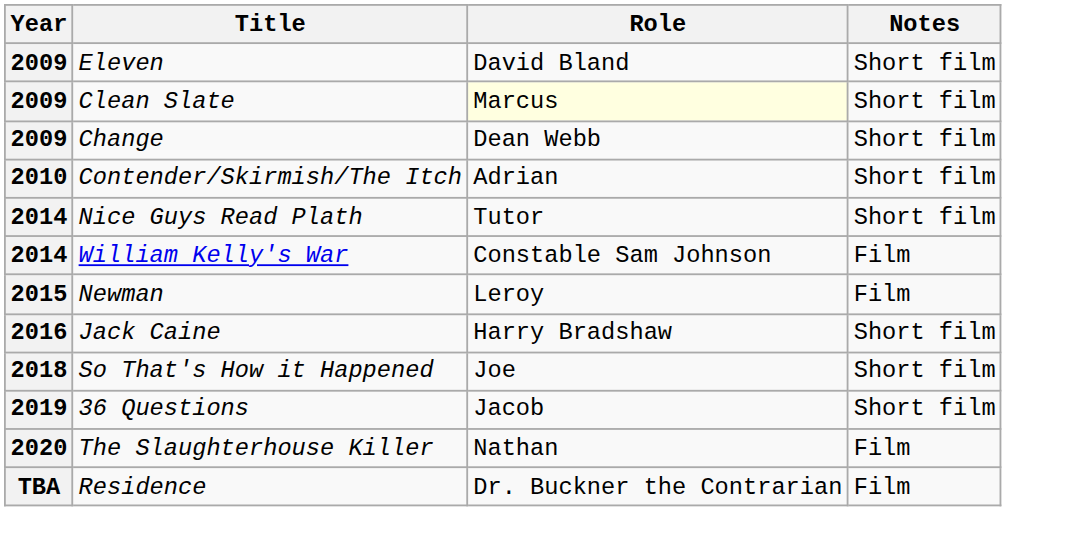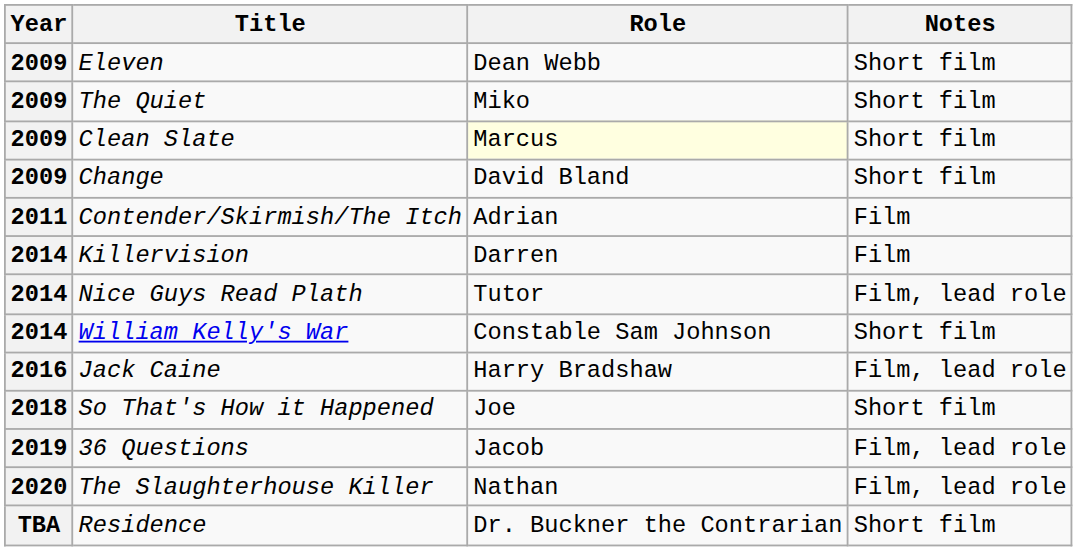(551, 63) David Bland -> (537, 63) Dean Webb
+ row: (143, 101)
(537, 140) Dean Webb -> (551, 178) David Bland
(39, 178) 2010 -> (39, 217) 2011
(925, 178) Short film -> (882, 217) Film
+ row: (164, 256)
(925, 217) Short film -> (960, 294) Film, lead role
(882, 256) Film -> (925, 333) Short film
- row: (121, 294)
(925, 333) Short film -> (960, 371) Film, lead role
(925, 410) Short film -> (960, 448) Film, lead role
(882, 448) Film -> (960, 487) Film, lead role
(882, 487) Film -> (925, 525) Short film
